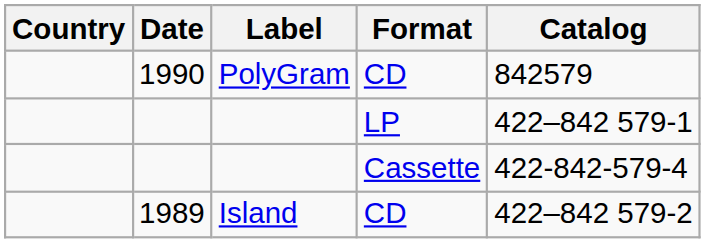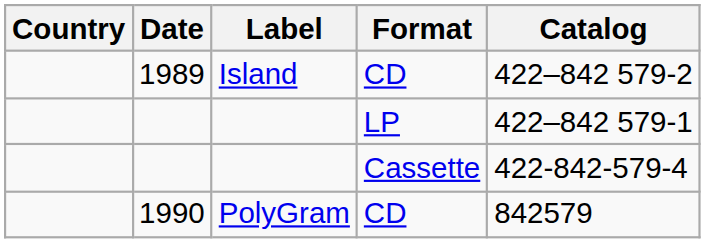rows swapped: (172, 214) <-> (172, 74)
